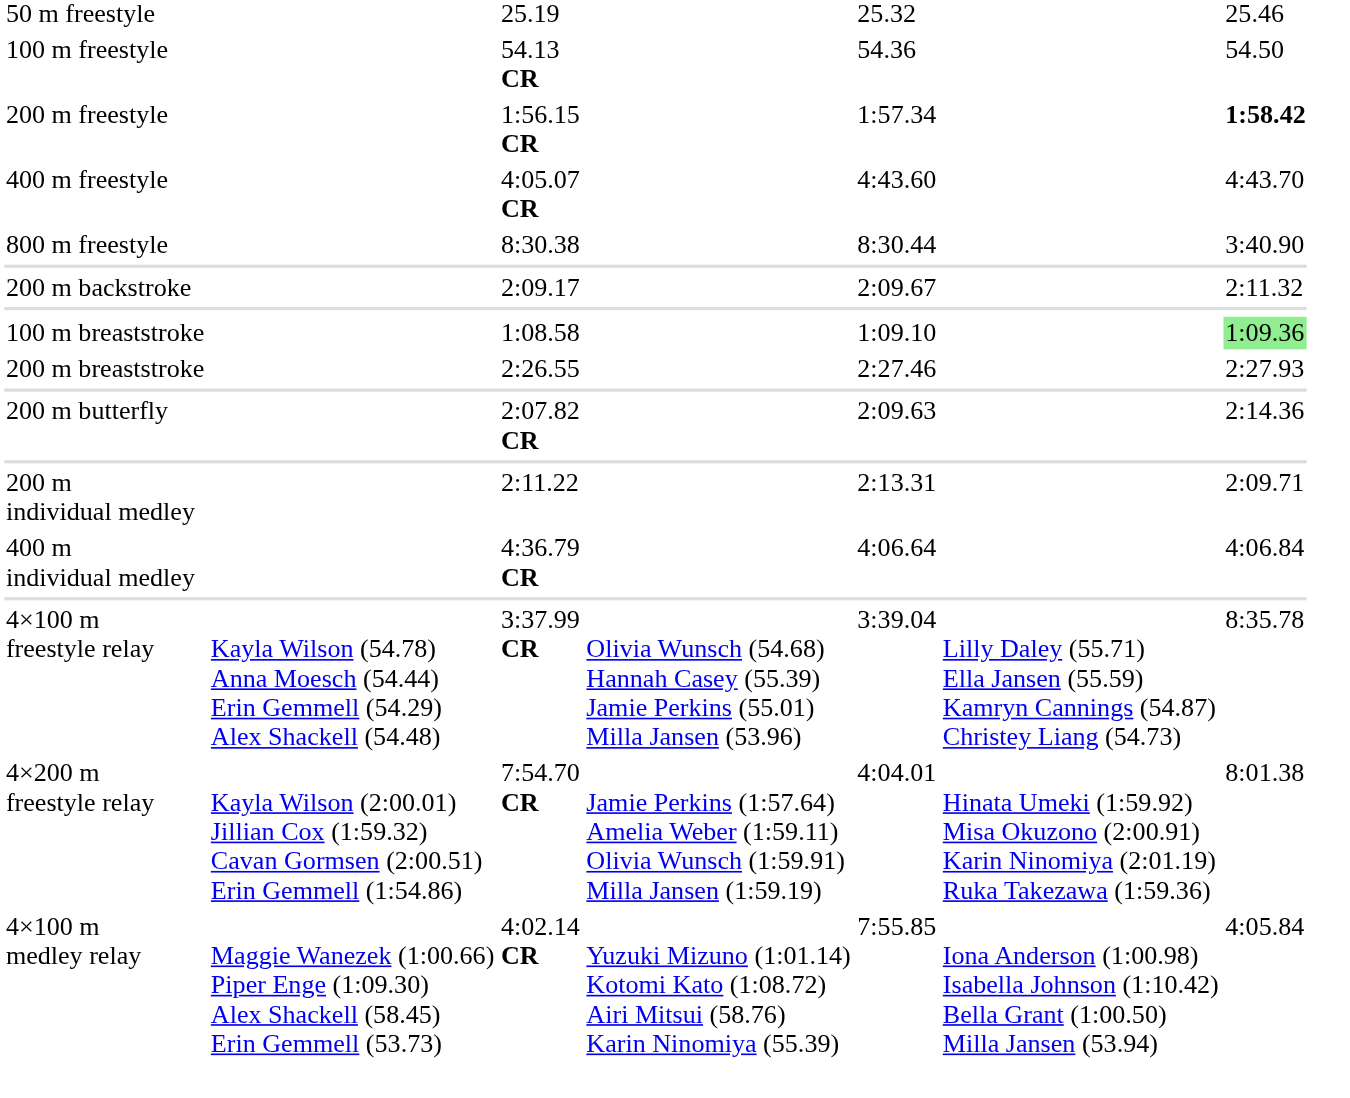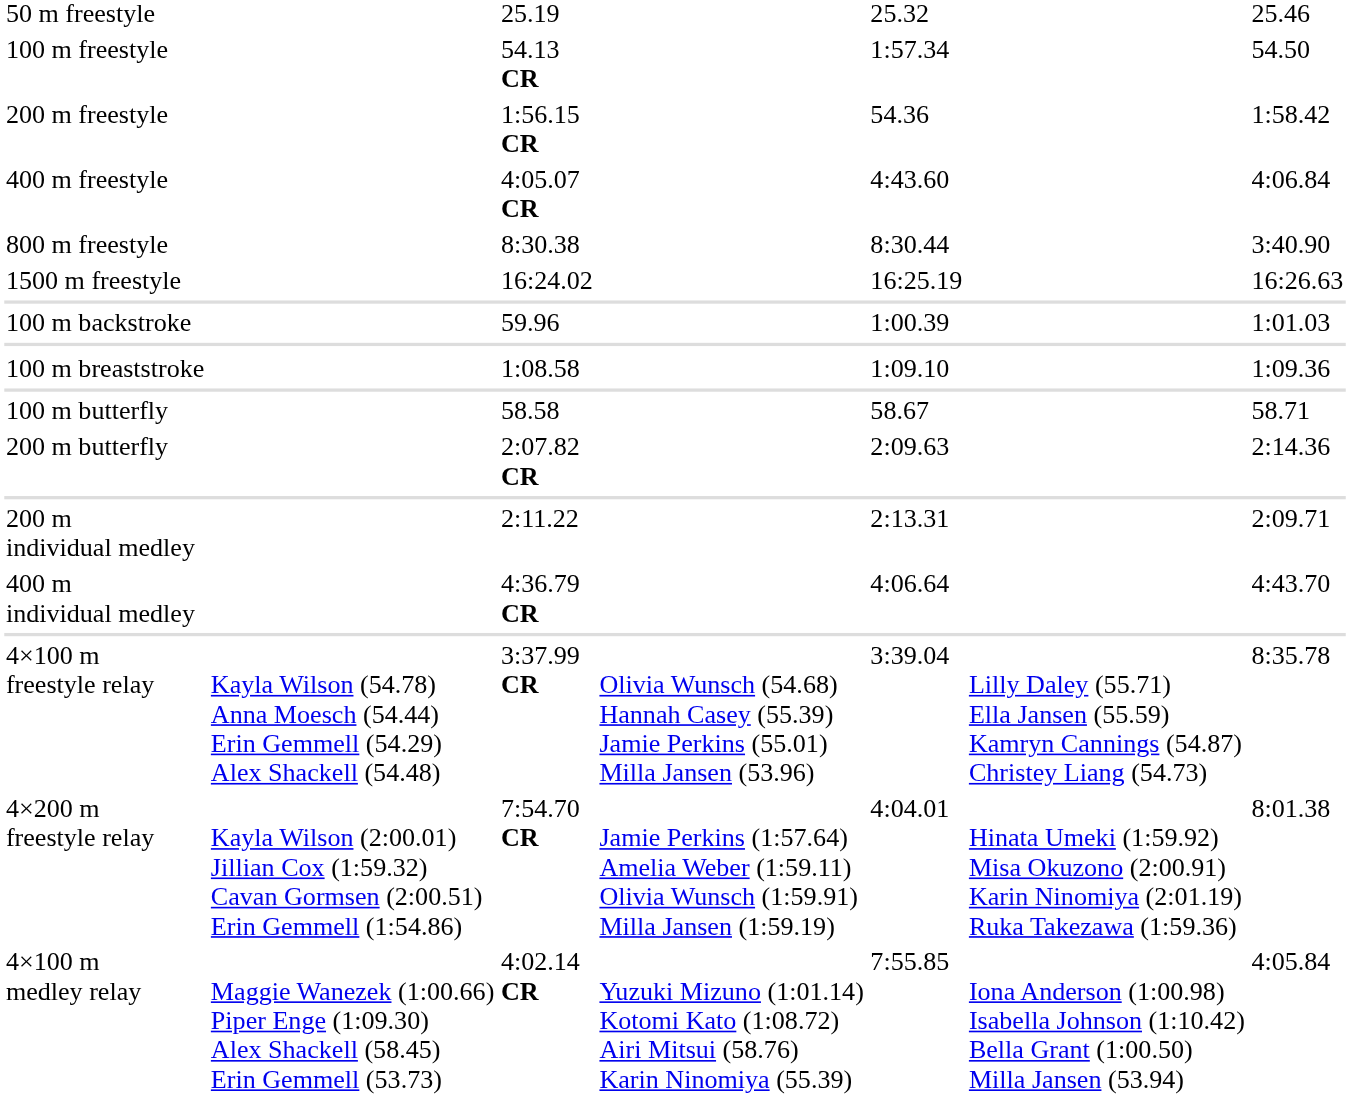(887, 49) 54.36 -> (910, 49) 1:57.34
(897, 114) 1:57.34 -> (900, 114) 54.36
(1266, 114) bold -> (1291, 114) normal
(1265, 179) 4:43.70 -> (1291, 179) 4:06.84
+ row: (94, 280)
+ row: (99, 322)
- row: (99, 287)
(1265, 332) lightgreen background -> (1291, 368) no background
- row: (105, 368)
+ row: (87, 410)
(1265, 547) 4:06.84 -> (1291, 583) 4:43.70
